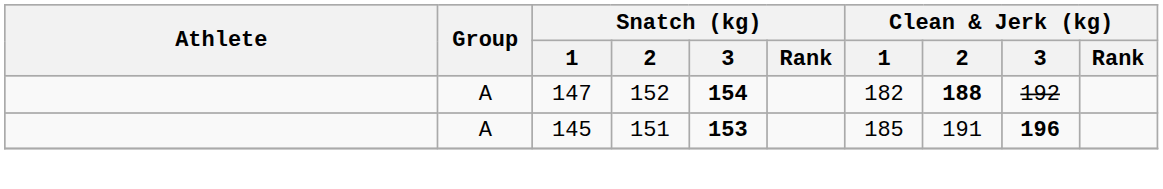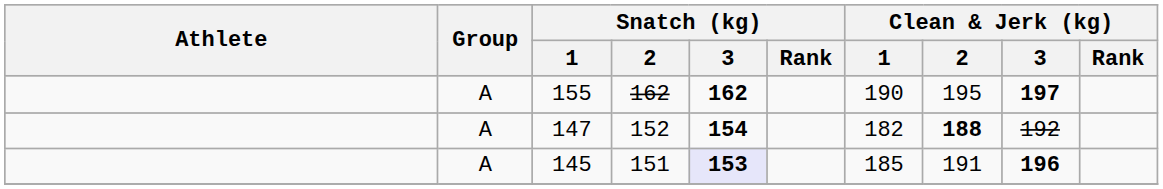+ row: (572, 94)
(728, 130) no background -> (728, 166) lavender background
